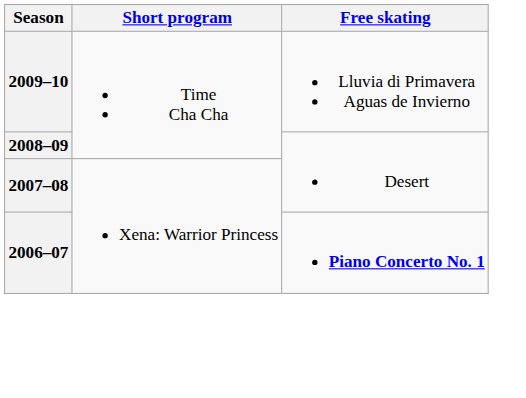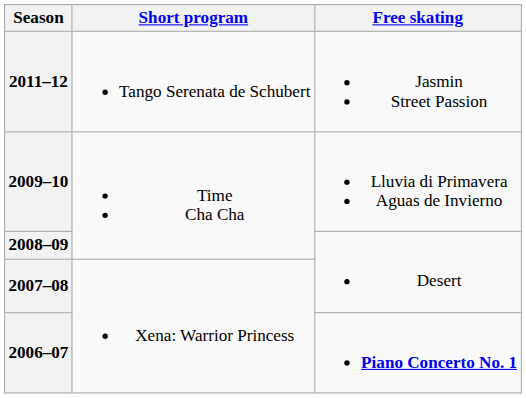+ row: (38, 81)
